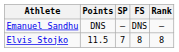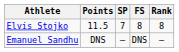rows swapped: (42, 26) <-> (37, 40)
